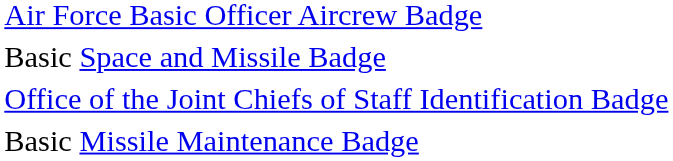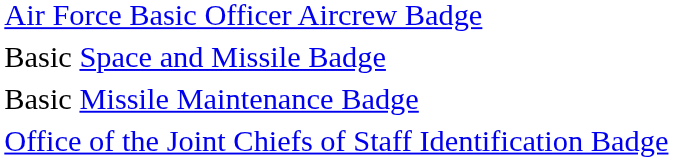rows swapped: (212, 140) <-> (336, 98)
